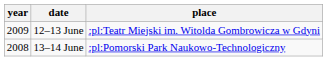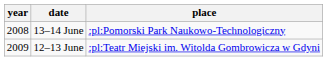rows swapped: (59, 47) <-> (59, 30)
